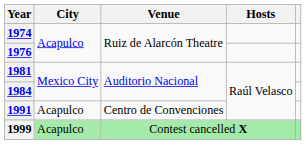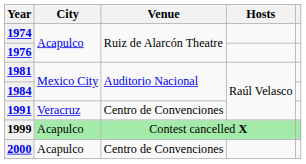(60, 110) Acapulco -> (59, 110) Veracruz
+ row: (19, 149)
